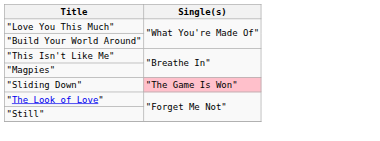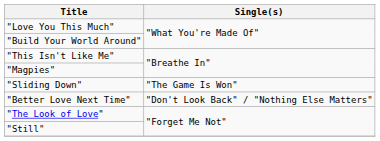(192, 85) pink background -> (192, 85) no background
+ row: (69, 99)
